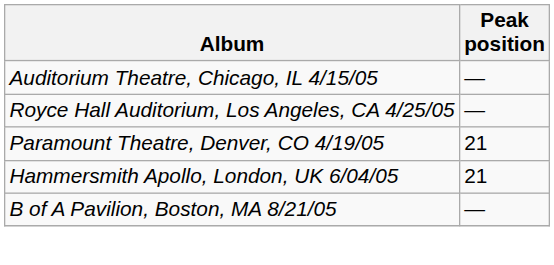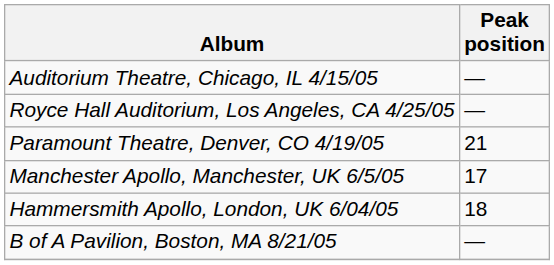+ row: (207, 176)
(476, 176) 21 -> (476, 209) 18
